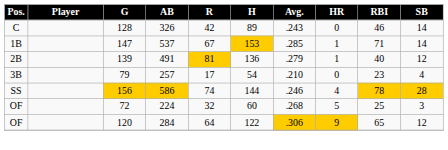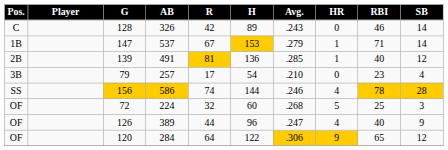(294, 43) .285 -> (294, 43) .279
(294, 59) .279 -> (294, 59) .285
+ row: (125, 122)
